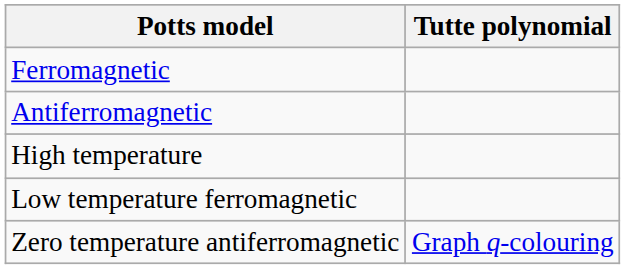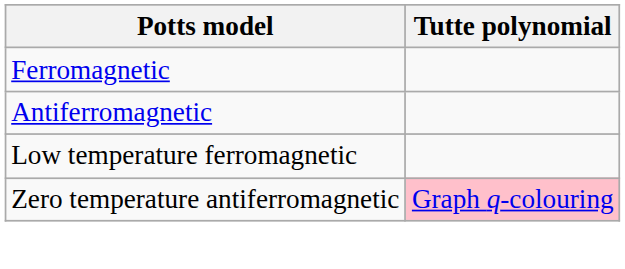- row: (107, 155)
(513, 241) no background -> (513, 198) pink background
